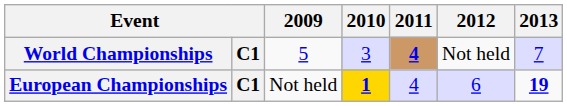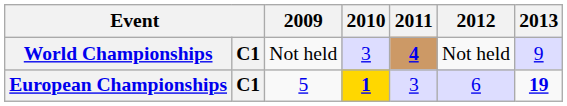(303, 53) 5 -> (303, 53) Not held
(539, 53) 7 -> (539, 53) 9
(303, 85) Not held -> (303, 85) 5
(414, 85) 4 -> (414, 85) 3
